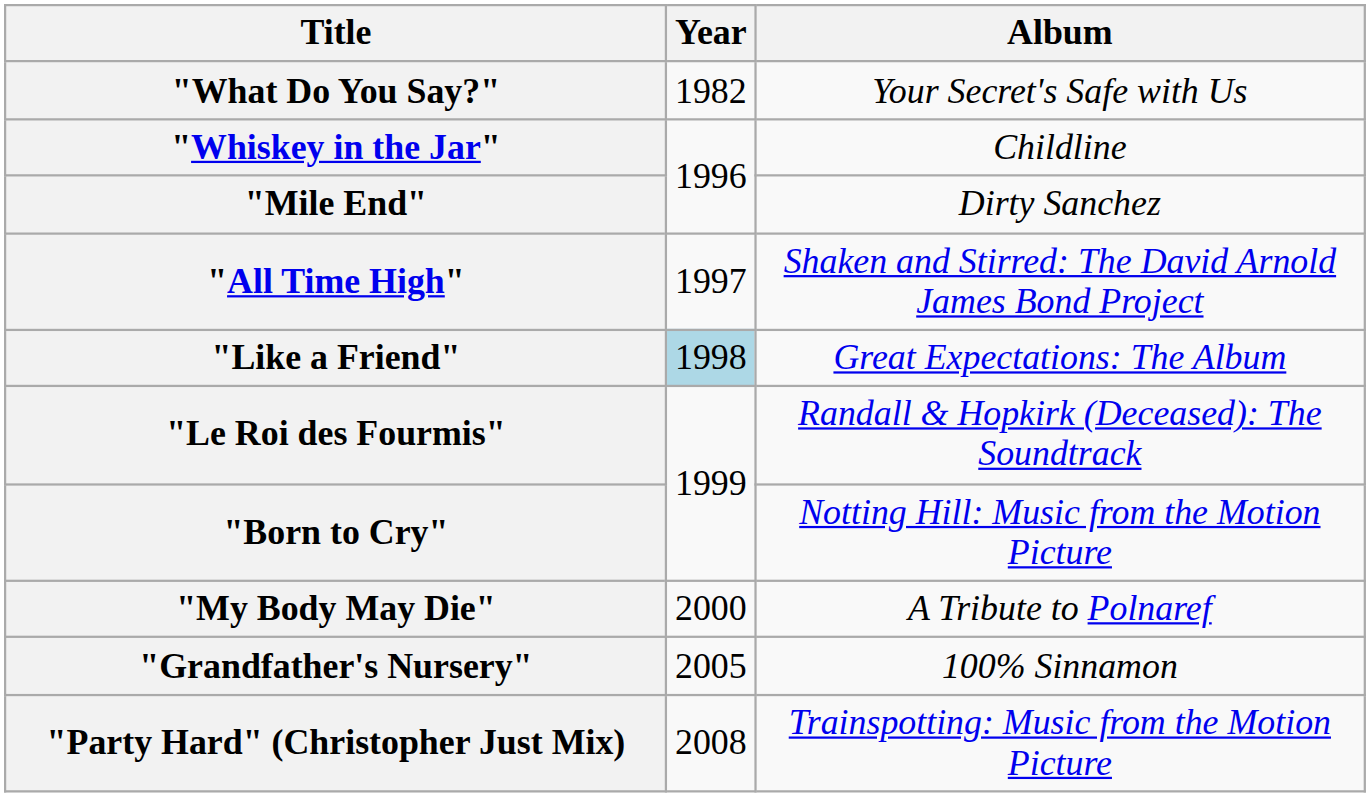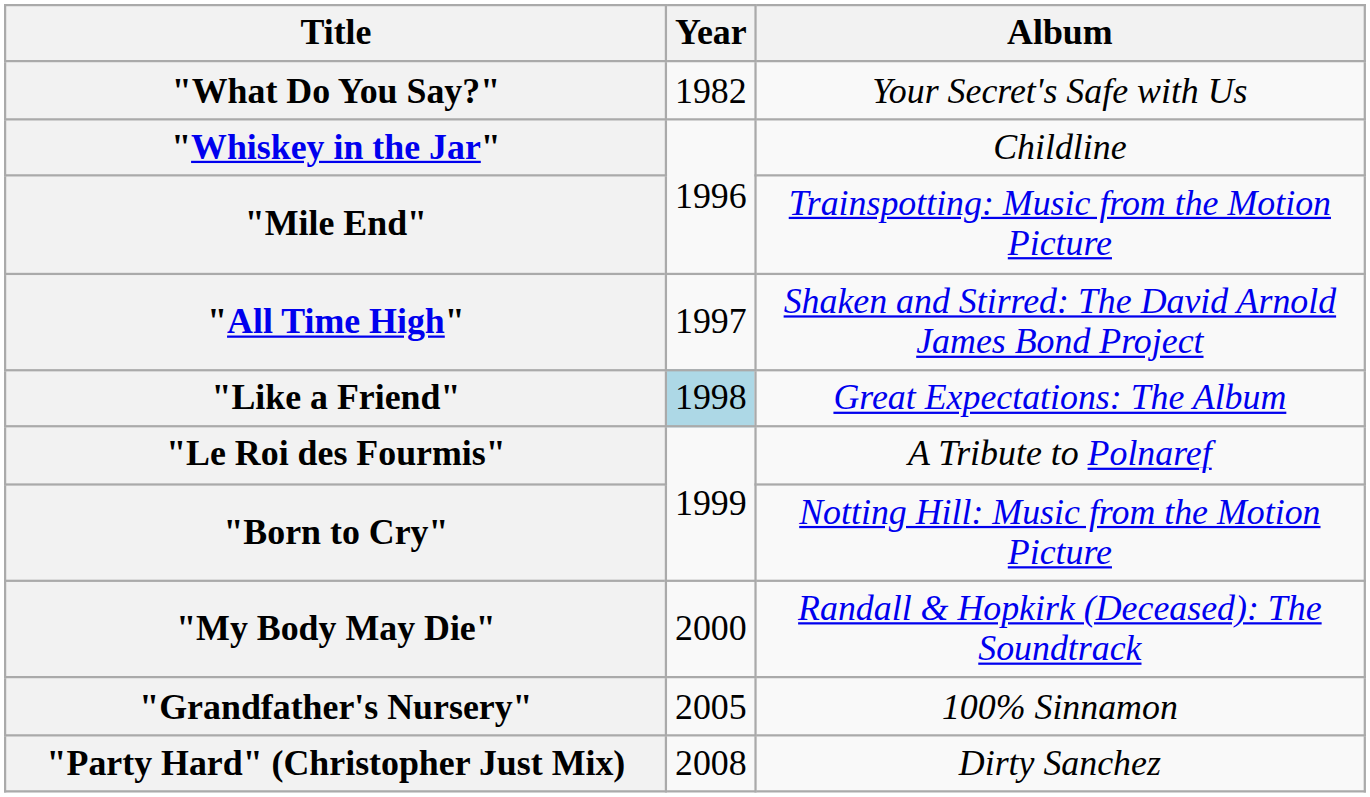(1060, 203) Dirty Sanchez -> (1060, 223) Trainspotting: Music from the Motion Picture
(1060, 434) Randall & Hopkirk (Deceased): The Soundtrack -> (1060, 454) A Tribute to Polnaref
(1060, 608) A Tribute to Polnaref -> (1060, 628) Randall & Hopkirk (Deceased): The Soundtrack
(1060, 742) Trainspotting: Music from the Motion Picture -> (1060, 762) Dirty Sanchez
